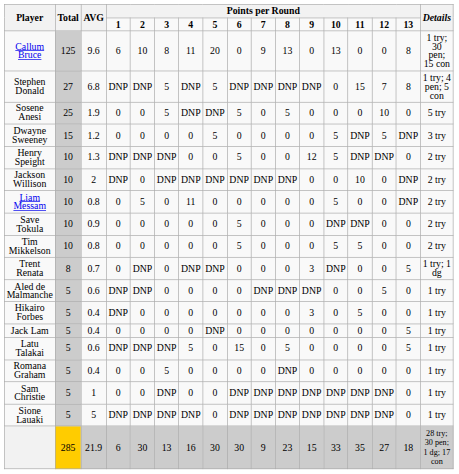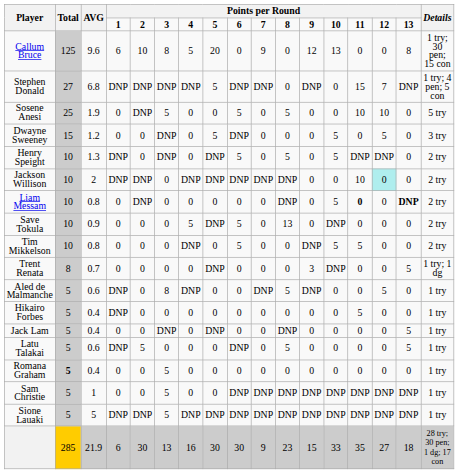(191, 51) 11 -> (191, 51) 5
(287, 51) 13 -> (287, 51) 0
(312, 51) 0 -> (312, 51) 12
(167, 87) 5 -> (167, 87) DNP
(287, 87) DNP -> (287, 87) 0
(408, 87) 8 -> (409, 87) DNP
(142, 113) 0 -> (142, 113) DNP
(191, 113) DNP -> (191, 113) 0
(215, 113) DNP -> (215, 113) 0
(360, 113) 0 -> (360, 113) 10
(167, 135) 0 -> (167, 135) DNP
(239, 135) 0 -> (239, 135) DNP
(360, 135) DNP -> (360, 135) 0
(408, 135) DNP -> (409, 135) 0
(142, 158) DNP -> (142, 158) 0
(215, 158) 0 -> (215, 158) DNP
(287, 158) 0 -> (287, 158) 5
(312, 158) 12 -> (312, 158) 0
(142, 180) 0 -> (142, 180) DNP
(167, 180) DNP -> (167, 180) 0
(384, 180) no background -> (384, 180) paleturquoise background
(408, 180) DNP -> (409, 180) 0
(142, 202) 5 -> (142, 202) DNP
(191, 202) 11 -> (191, 202) 0
(287, 202) 0 -> (287, 202) DNP
(360, 202) normal -> (360, 202) bold
(408, 202) normal -> (409, 202) bold
(191, 224) 0 -> (191, 224) 5
(215, 224) 0 -> (215, 224) DNP
(287, 224) 0 -> (287, 224) 13
(360, 224) DNP -> (360, 224) 0
(191, 246) 0 -> (191, 246) DNP
(312, 246) 0 -> (312, 246) DNP
(142, 269) DNP -> (142, 269) 0
(191, 269) DNP -> (191, 269) 0
(142, 291) DNP -> (142, 291) 0
(167, 291) 0 -> (167, 291) 8
(191, 291) 0 -> (191, 291) DNP
(287, 291) DNP -> (287, 291) 5
(312, 313) 3 -> (312, 313) 0
(167, 331) 0 -> (167, 331) DNP
(287, 331) 0 -> (287, 331) DNP
(142, 349) DNP -> (142, 349) 5
(167, 349) DNP -> (167, 349) 0
(191, 349) 5 -> (191, 349) 0
(239, 349) 15 -> (239, 349) DNP
(68, 371) normal -> (68, 371) bold
(287, 371) DNP -> (287, 371) 0
(167, 393) DNP -> (167, 393) 5
(408, 393) 0 -> (409, 393) DNP
(167, 415) DNP -> (167, 415) 5
(215, 415) 0 -> (215, 415) DNP
(408, 415) 0 -> (409, 415) DNP
